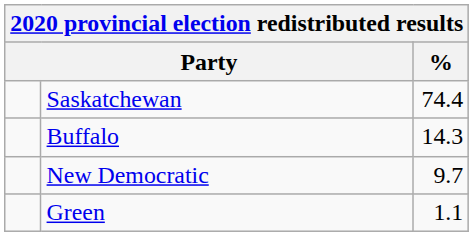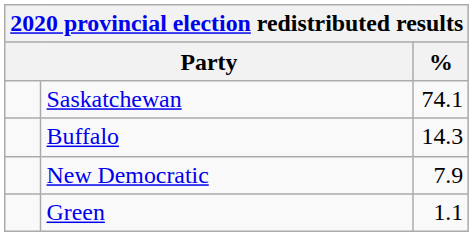(442, 99) 74.4 -> (442, 99) 74.1
(448, 174) 9.7 -> (448, 174) 7.9
